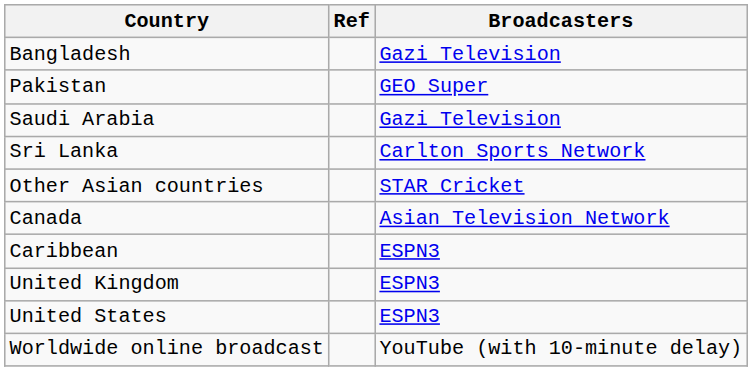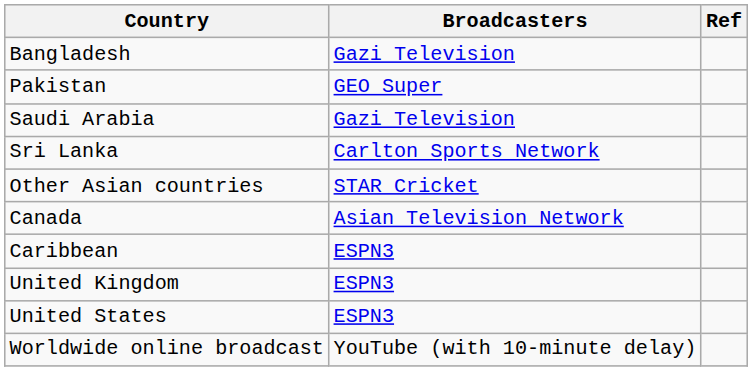columns swapped: (561, 21) <-> (352, 21)
